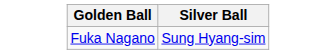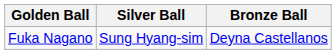+ column: (269, 15)
